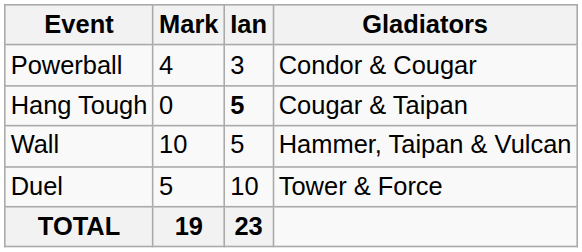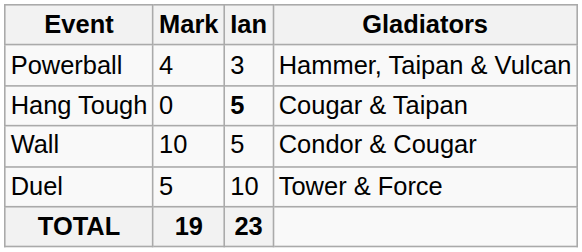(378, 65) Condor & Cougar -> (425, 65) Hammer, Taipan & Vulcan
(425, 145) Hammer, Taipan & Vulcan -> (378, 145) Condor & Cougar
